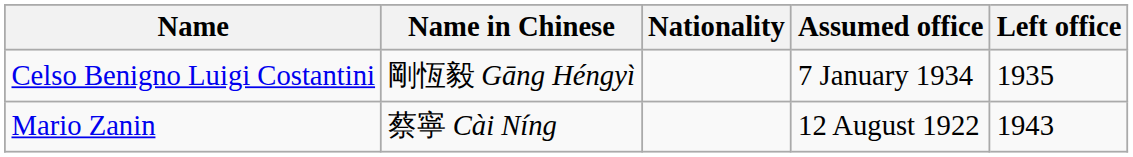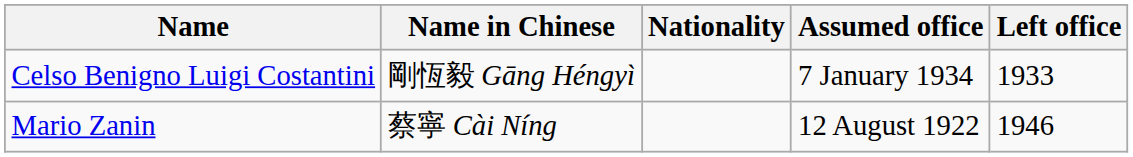(1025, 75) 1935 -> (1025, 75) 1933
(1025, 126) 1943 -> (1025, 126) 1946
